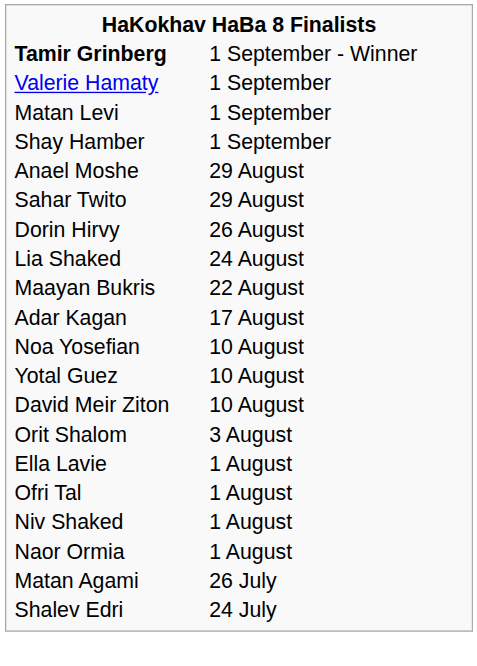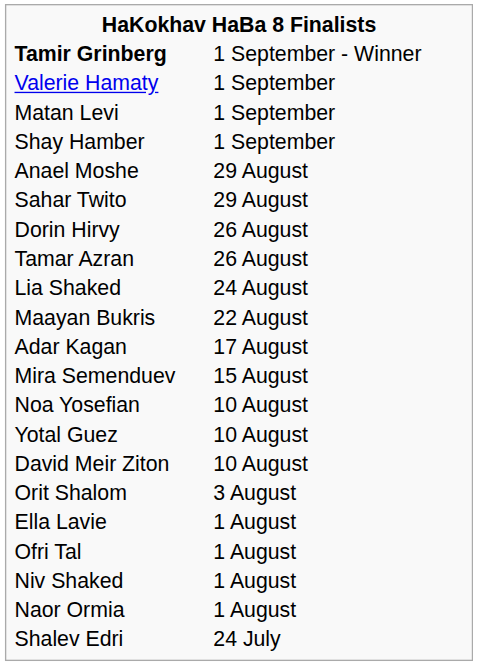+ row: (74, 259)
+ row: (95, 376)
- row: (77, 581)
